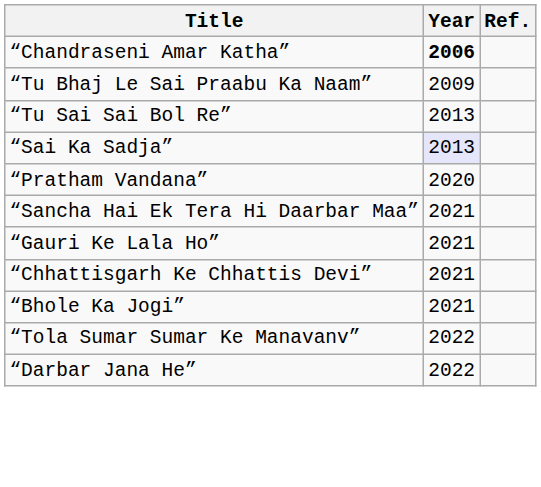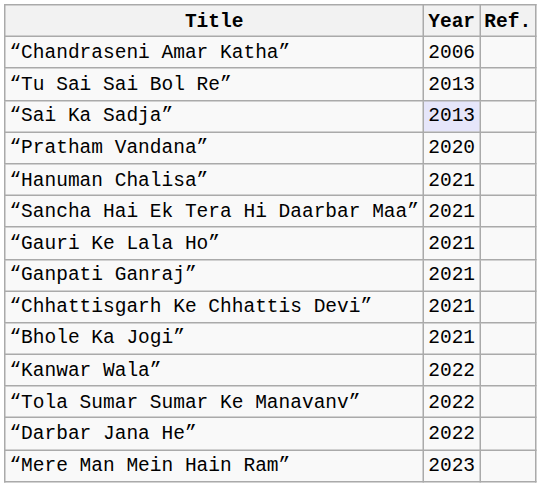(452, 52) bold -> (452, 52) normal
- row: (191, 84)
+ row: (109, 180)
+ row: (103, 275)
+ row: (85, 370)
+ row: (150, 466)
